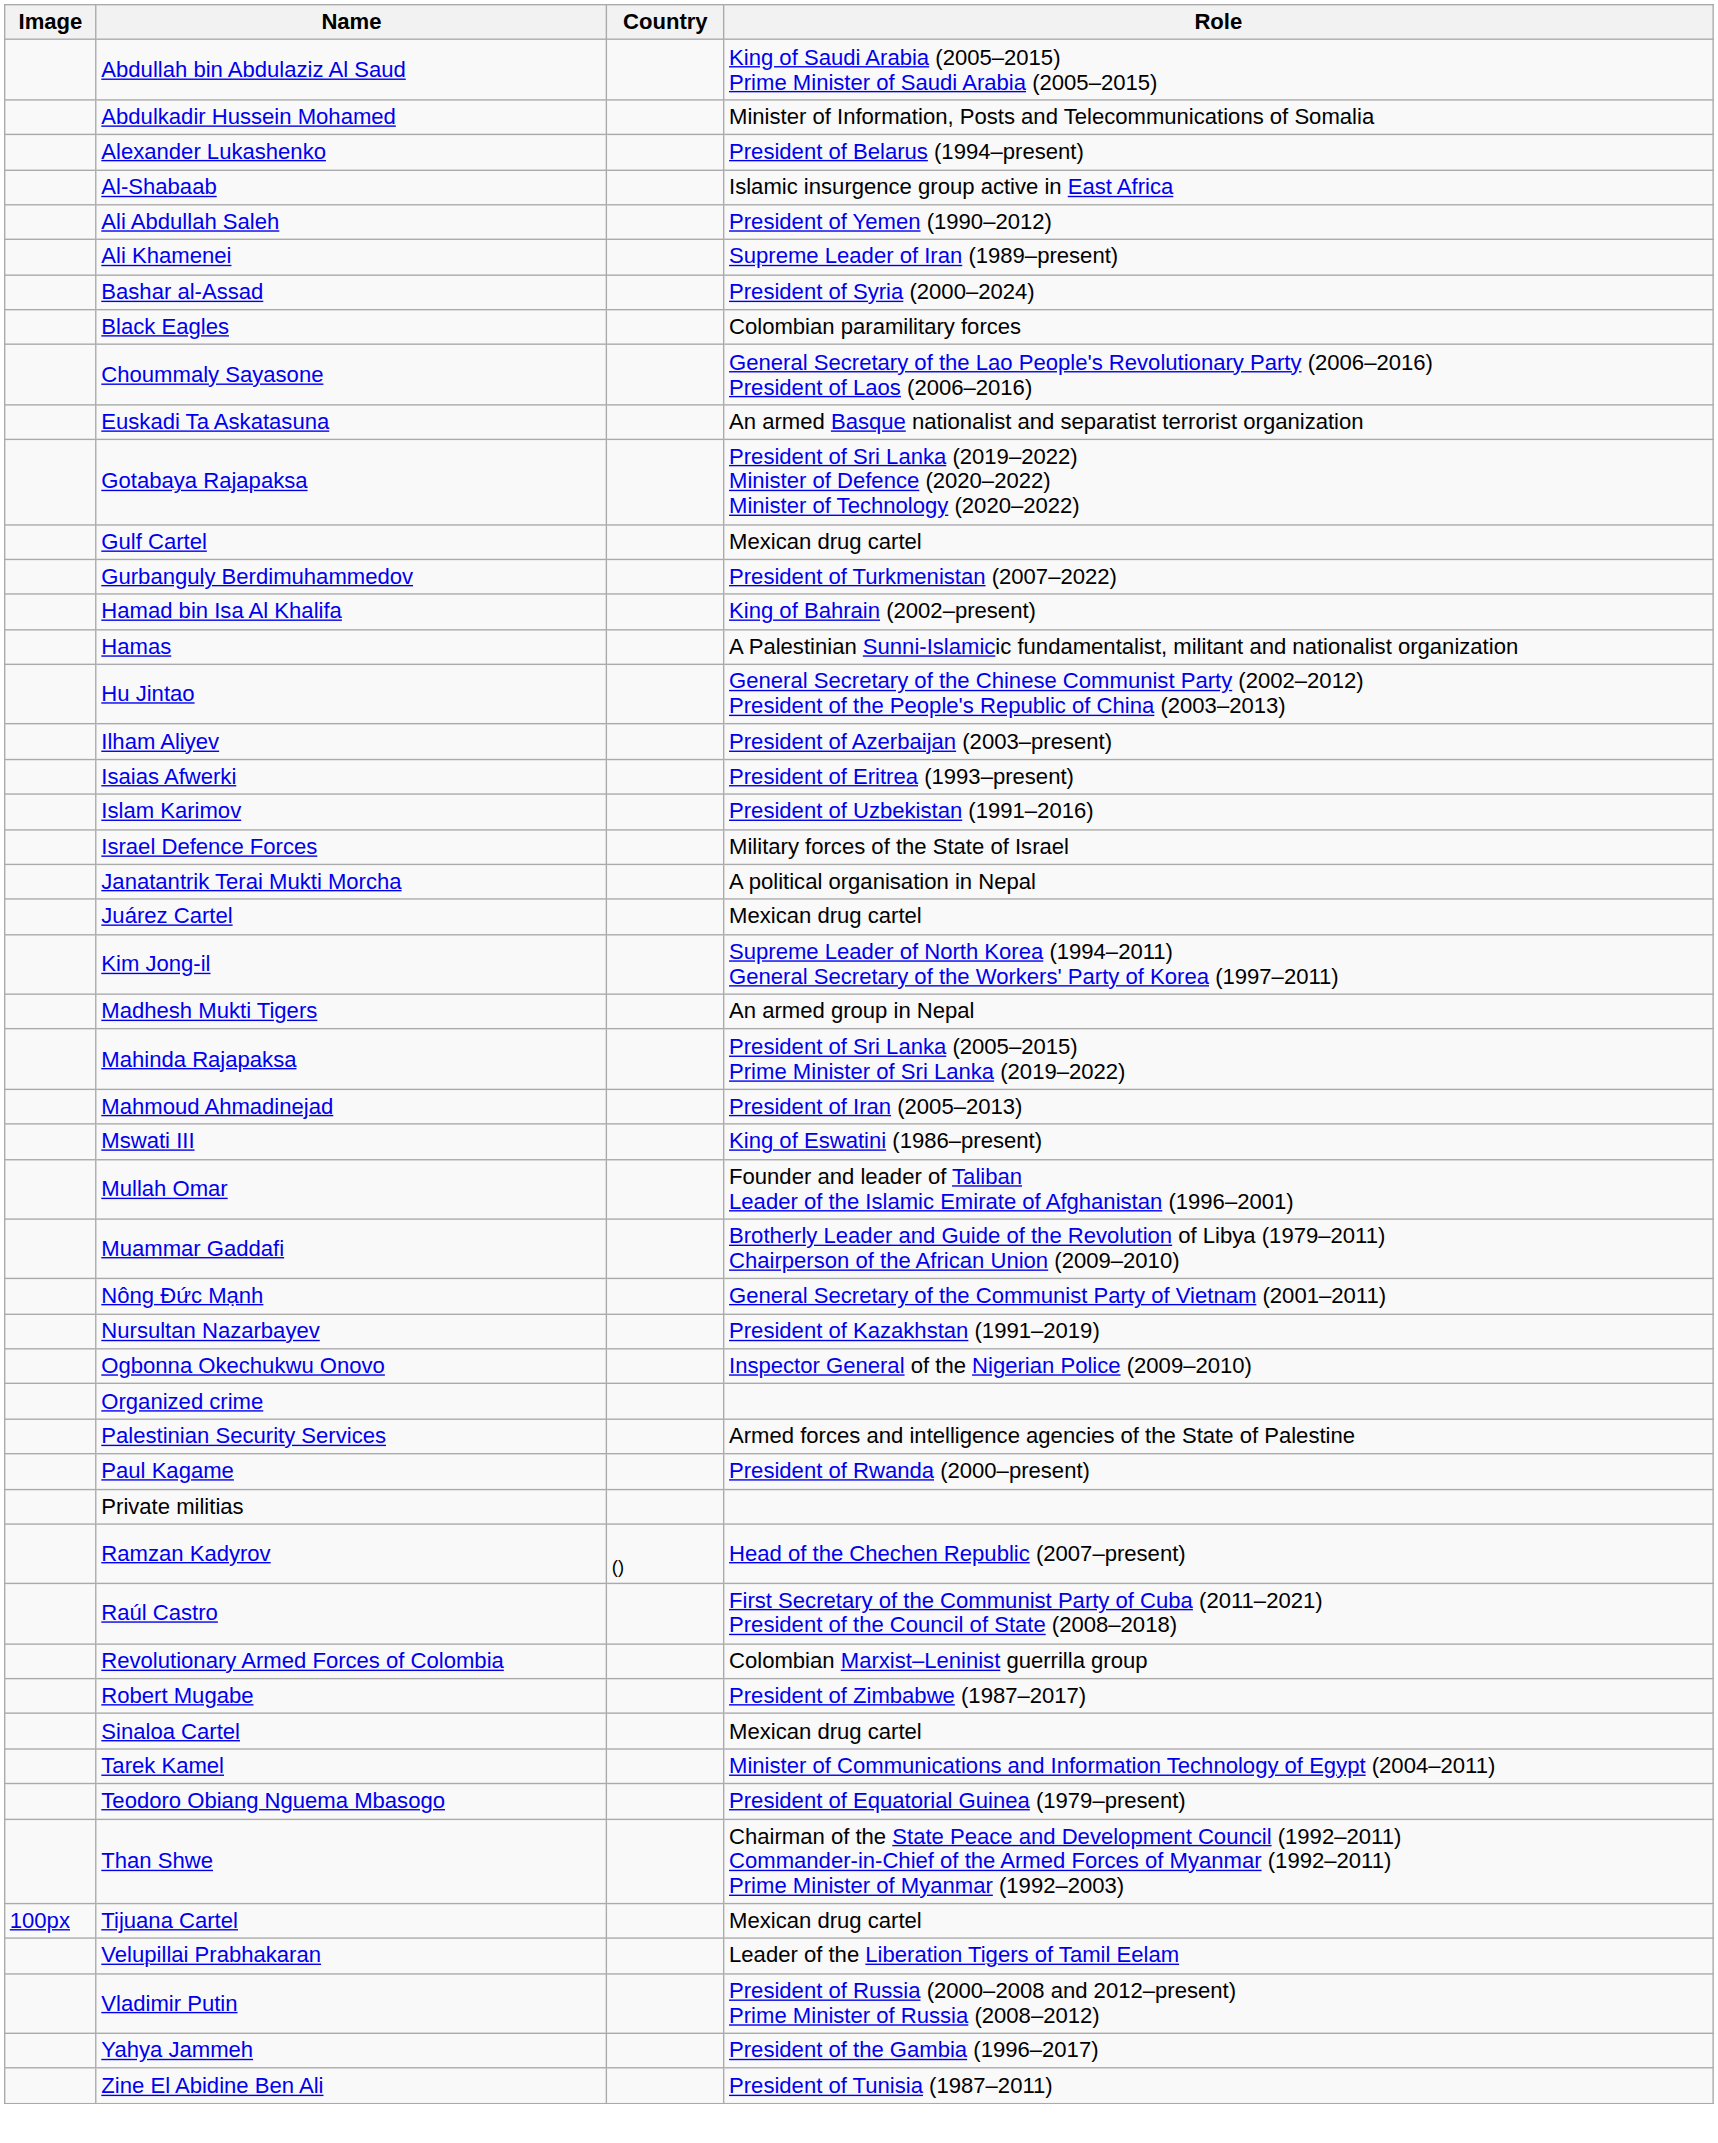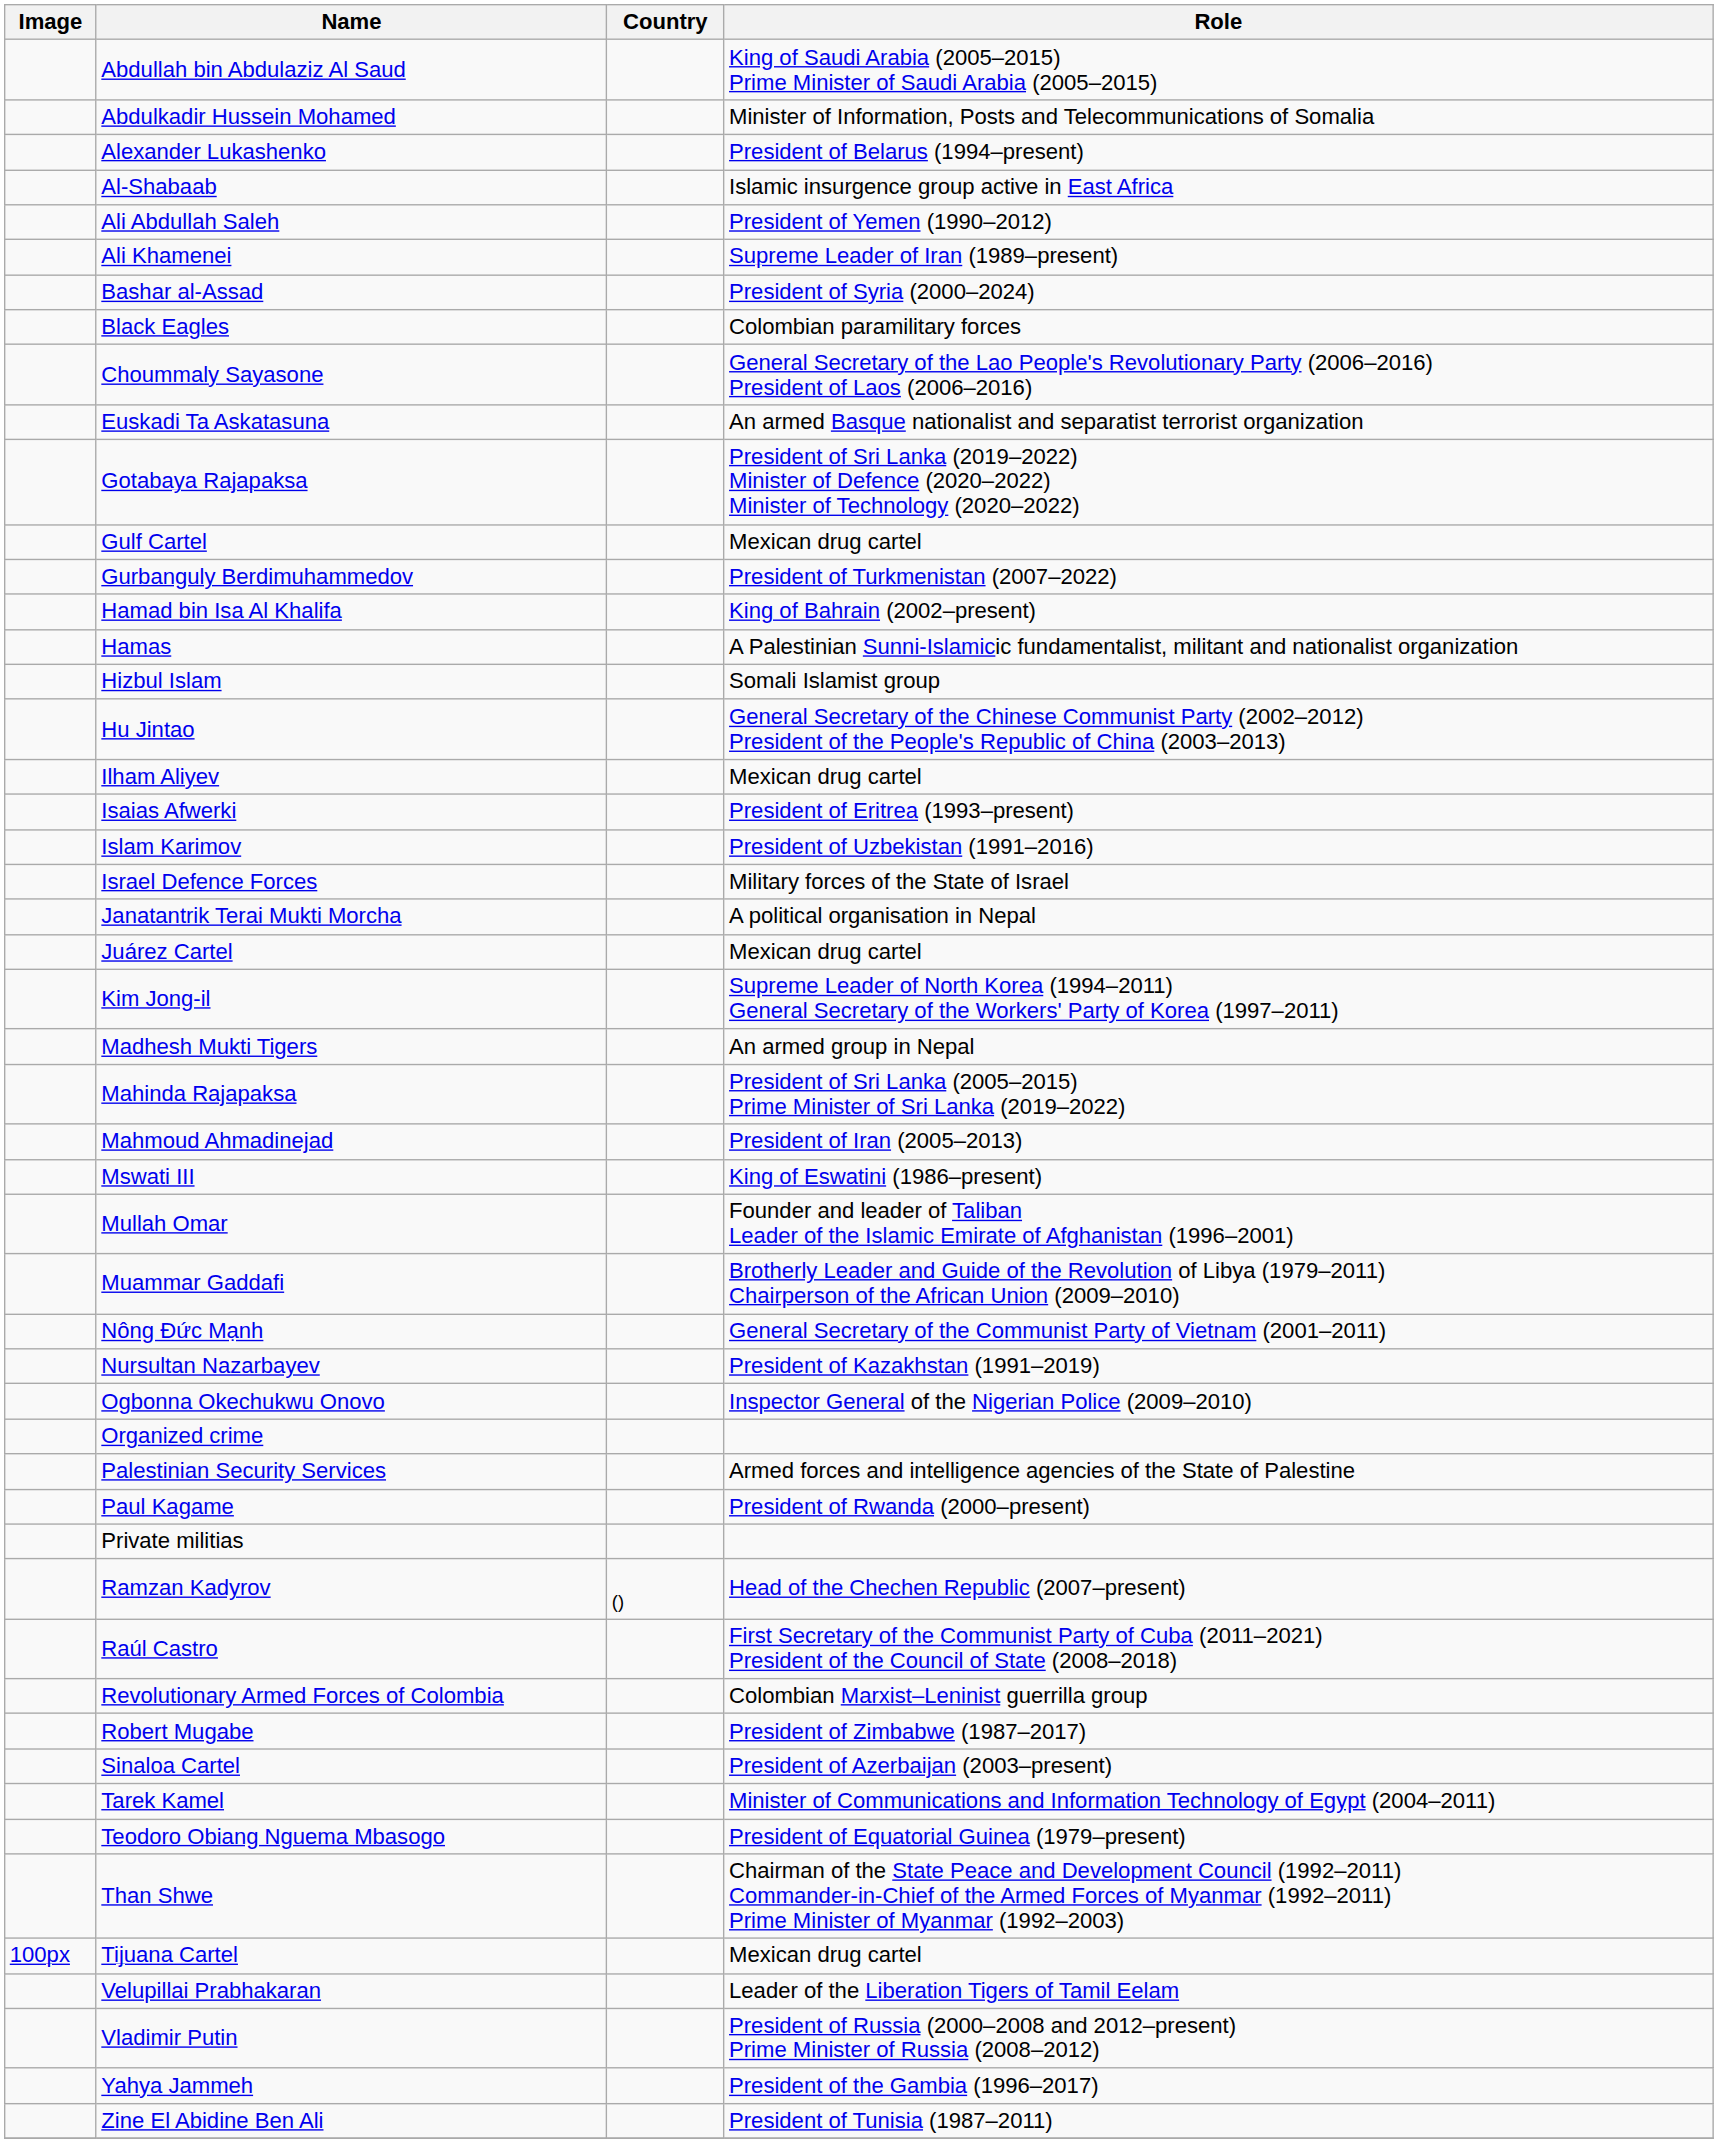+ row: (161, 681)
(921, 741) President of Azerbaijan (2003–present) -> (825, 776) Mexican drug cartel
(825, 1730) Mexican drug cartel -> (921, 1765) President of Azerbaijan (2003–present)
